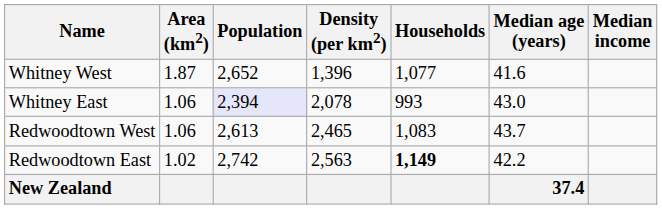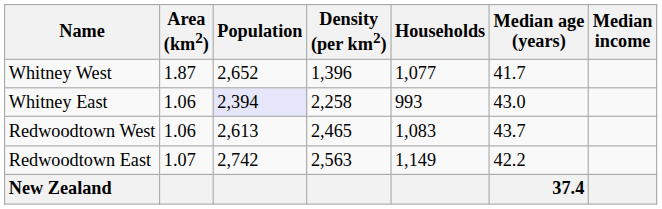(510, 73) 41.6 -> (510, 73) 41.7
(331, 102) 2,078 -> (331, 102) 2,258
(180, 160) 1.02 -> (180, 160) 1.07
(415, 160) bold -> (415, 160) normal
